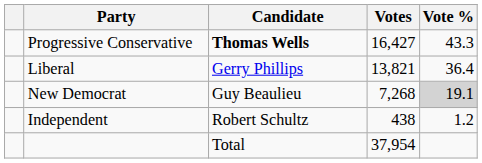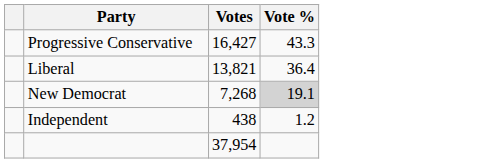- column: (288, 17)
